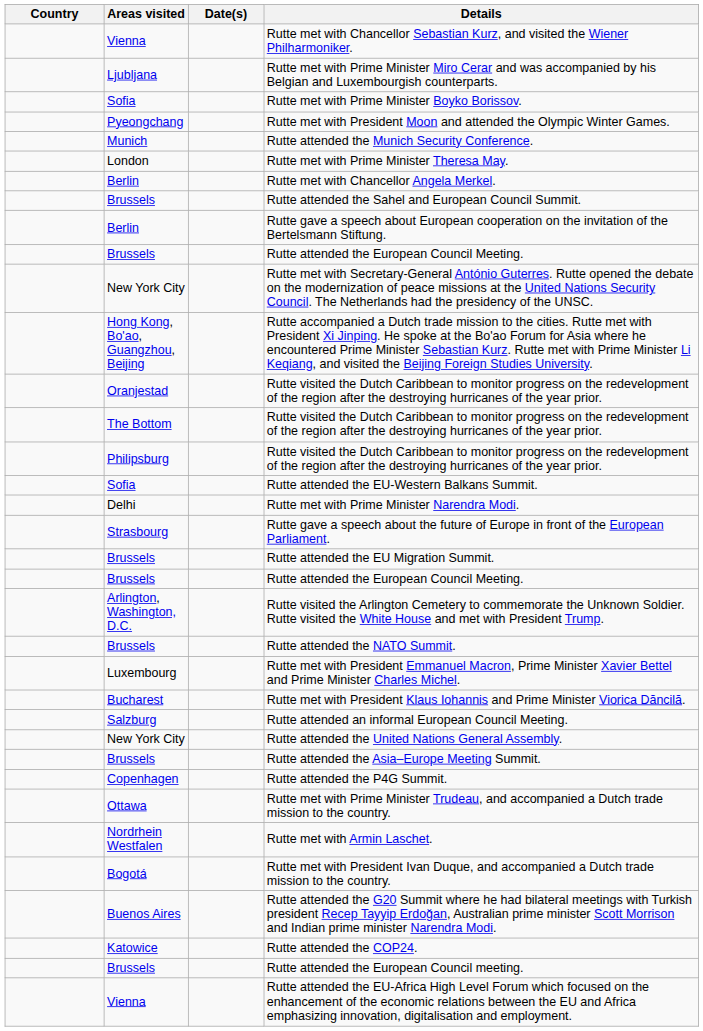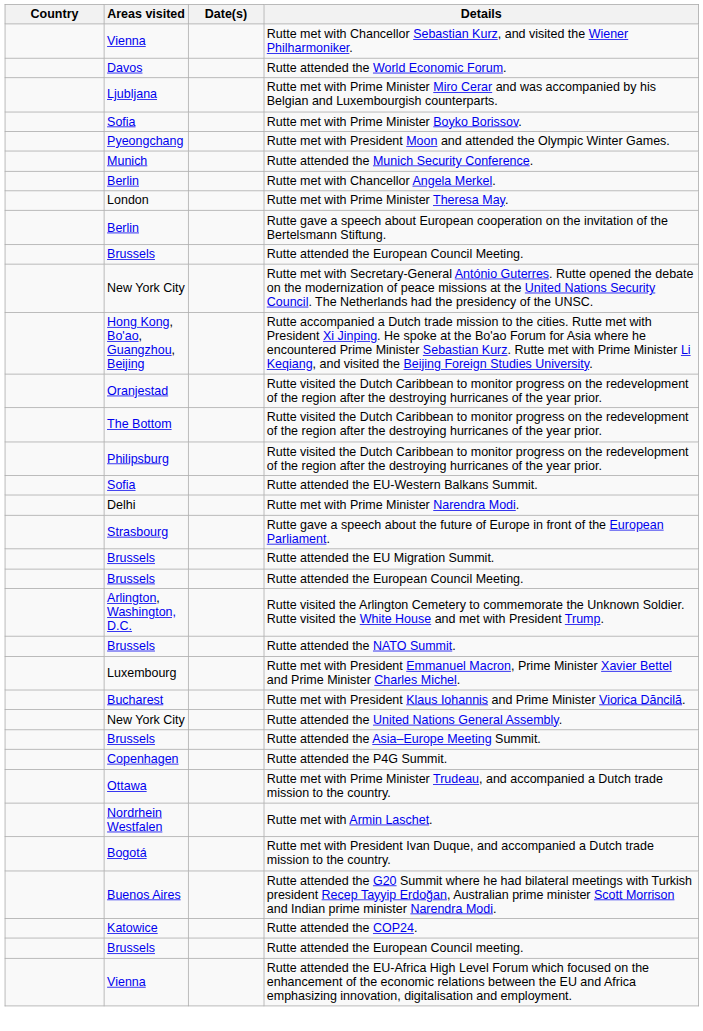+ row: (125, 68)
rows swapped: (123, 181) <-> (128, 161)
- row: (131, 200)
- row: (132, 719)
